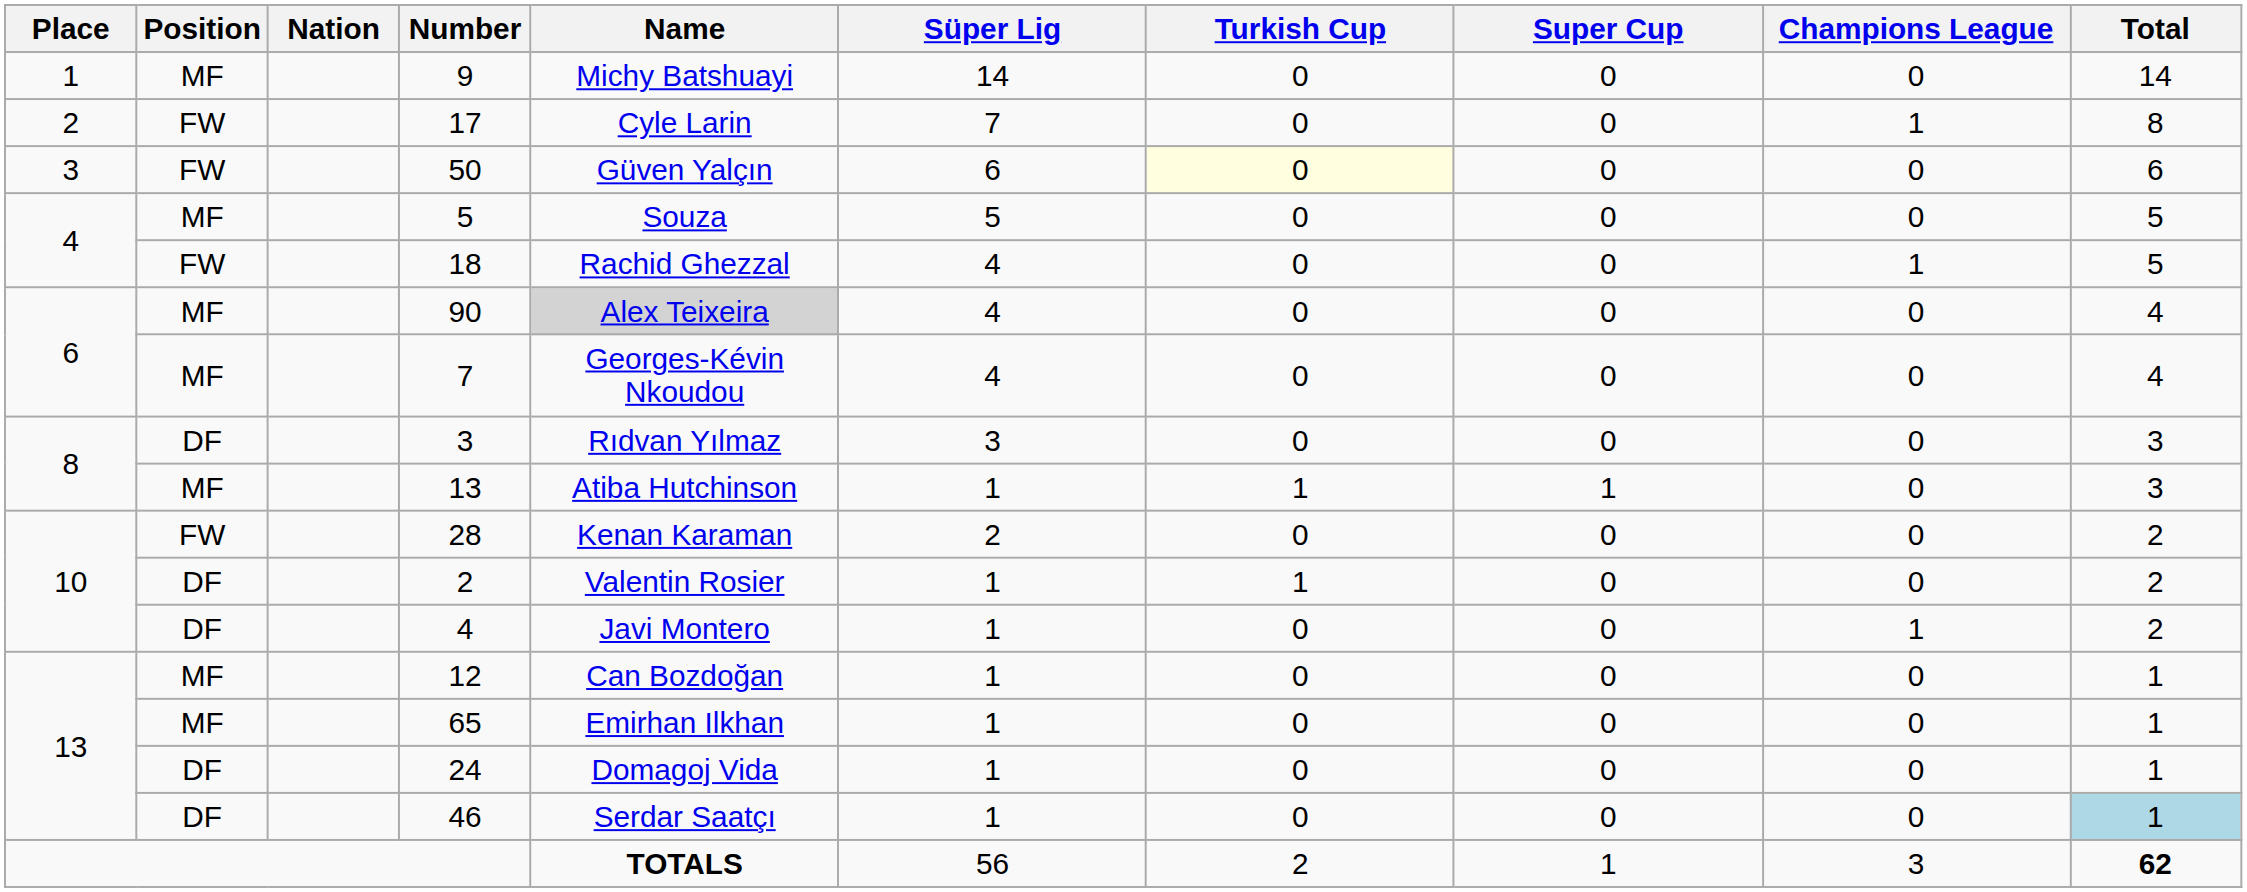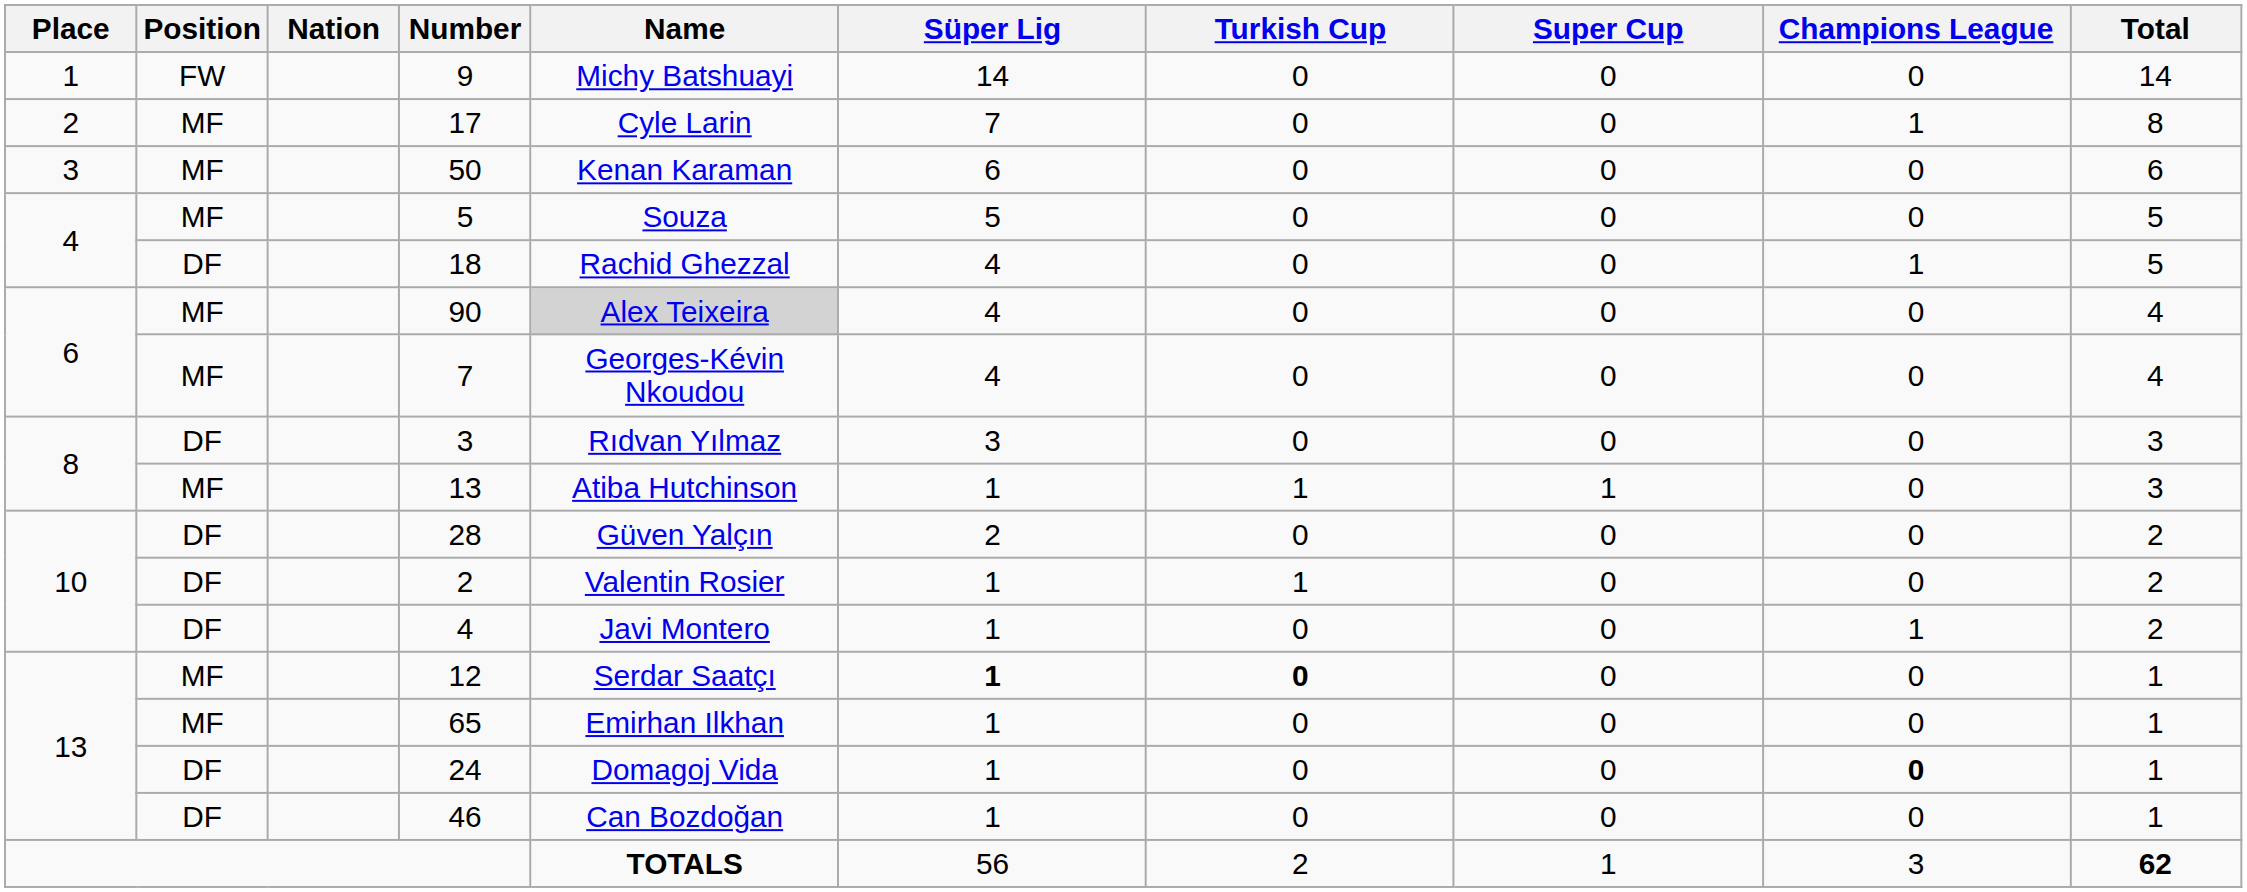(202, 76) MF -> (202, 76) FW
(202, 123) FW -> (202, 123) MF
(202, 170) FW -> (202, 170) MF
(685, 170) Güven Yalçın -> (685, 170) Kenan Karaman
(1300, 170) lightyellow background -> (1300, 170) no background
(202, 265) FW -> (202, 265) DF
(202, 534) FW -> (202, 534) DF
(685, 534) Kenan Karaman -> (685, 534) Güven Yalçın
(685, 675) Can Bozdoğan -> (685, 675) Serdar Saatçı
(992, 675) normal -> (992, 675) bold
(1300, 675) normal -> (1300, 675) bold
(1916, 770) normal -> (1916, 770) bold
(685, 817) Serdar Saatçı -> (685, 817) Can Bozdoğan
(2155, 817) lightblue background -> (2155, 817) no background
